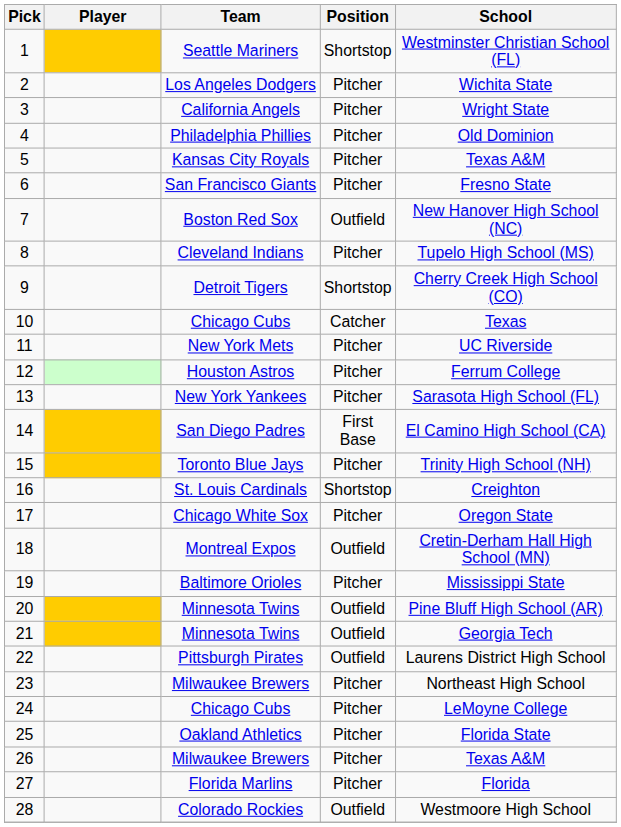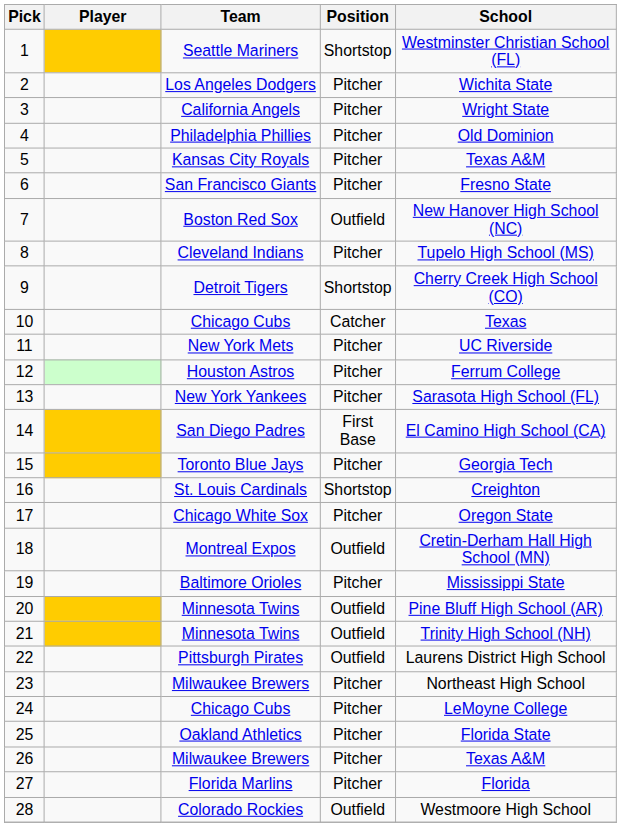(506, 465) Trinity High School (NH) -> (506, 465) Georgia Tech
(506, 633) Georgia Tech -> (506, 633) Trinity High School (NH)
